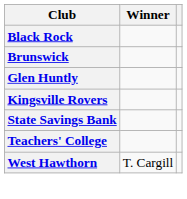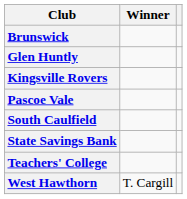- row: (40, 36)
+ row: (40, 99)
+ row: (52, 120)
